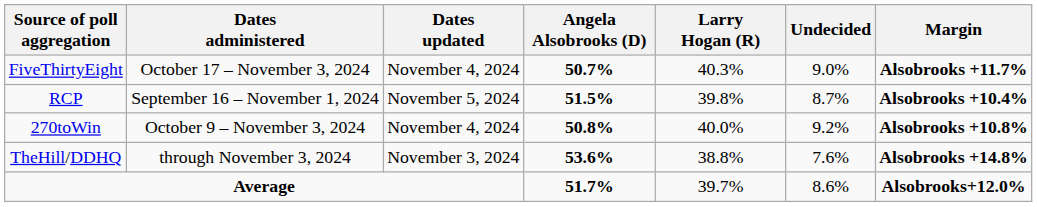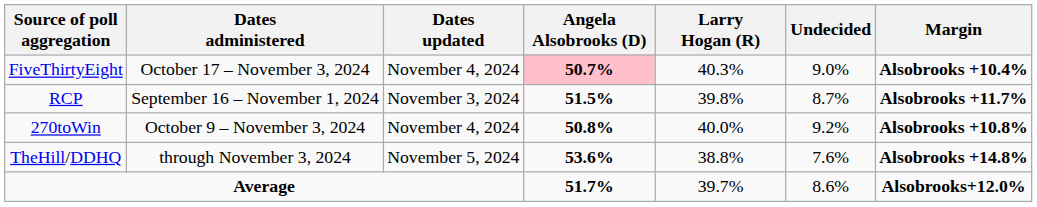(589, 69) no background -> (589, 69) pink background
(954, 69) Alsobrooks +11.7% -> (954, 69) Alsobrooks +10.4%
(453, 98) November 5, 2024 -> (453, 98) November 3, 2024
(954, 98) Alsobrooks +10.4% -> (954, 98) Alsobrooks +11.7%
(453, 157) November 3, 2024 -> (453, 157) November 5, 2024
